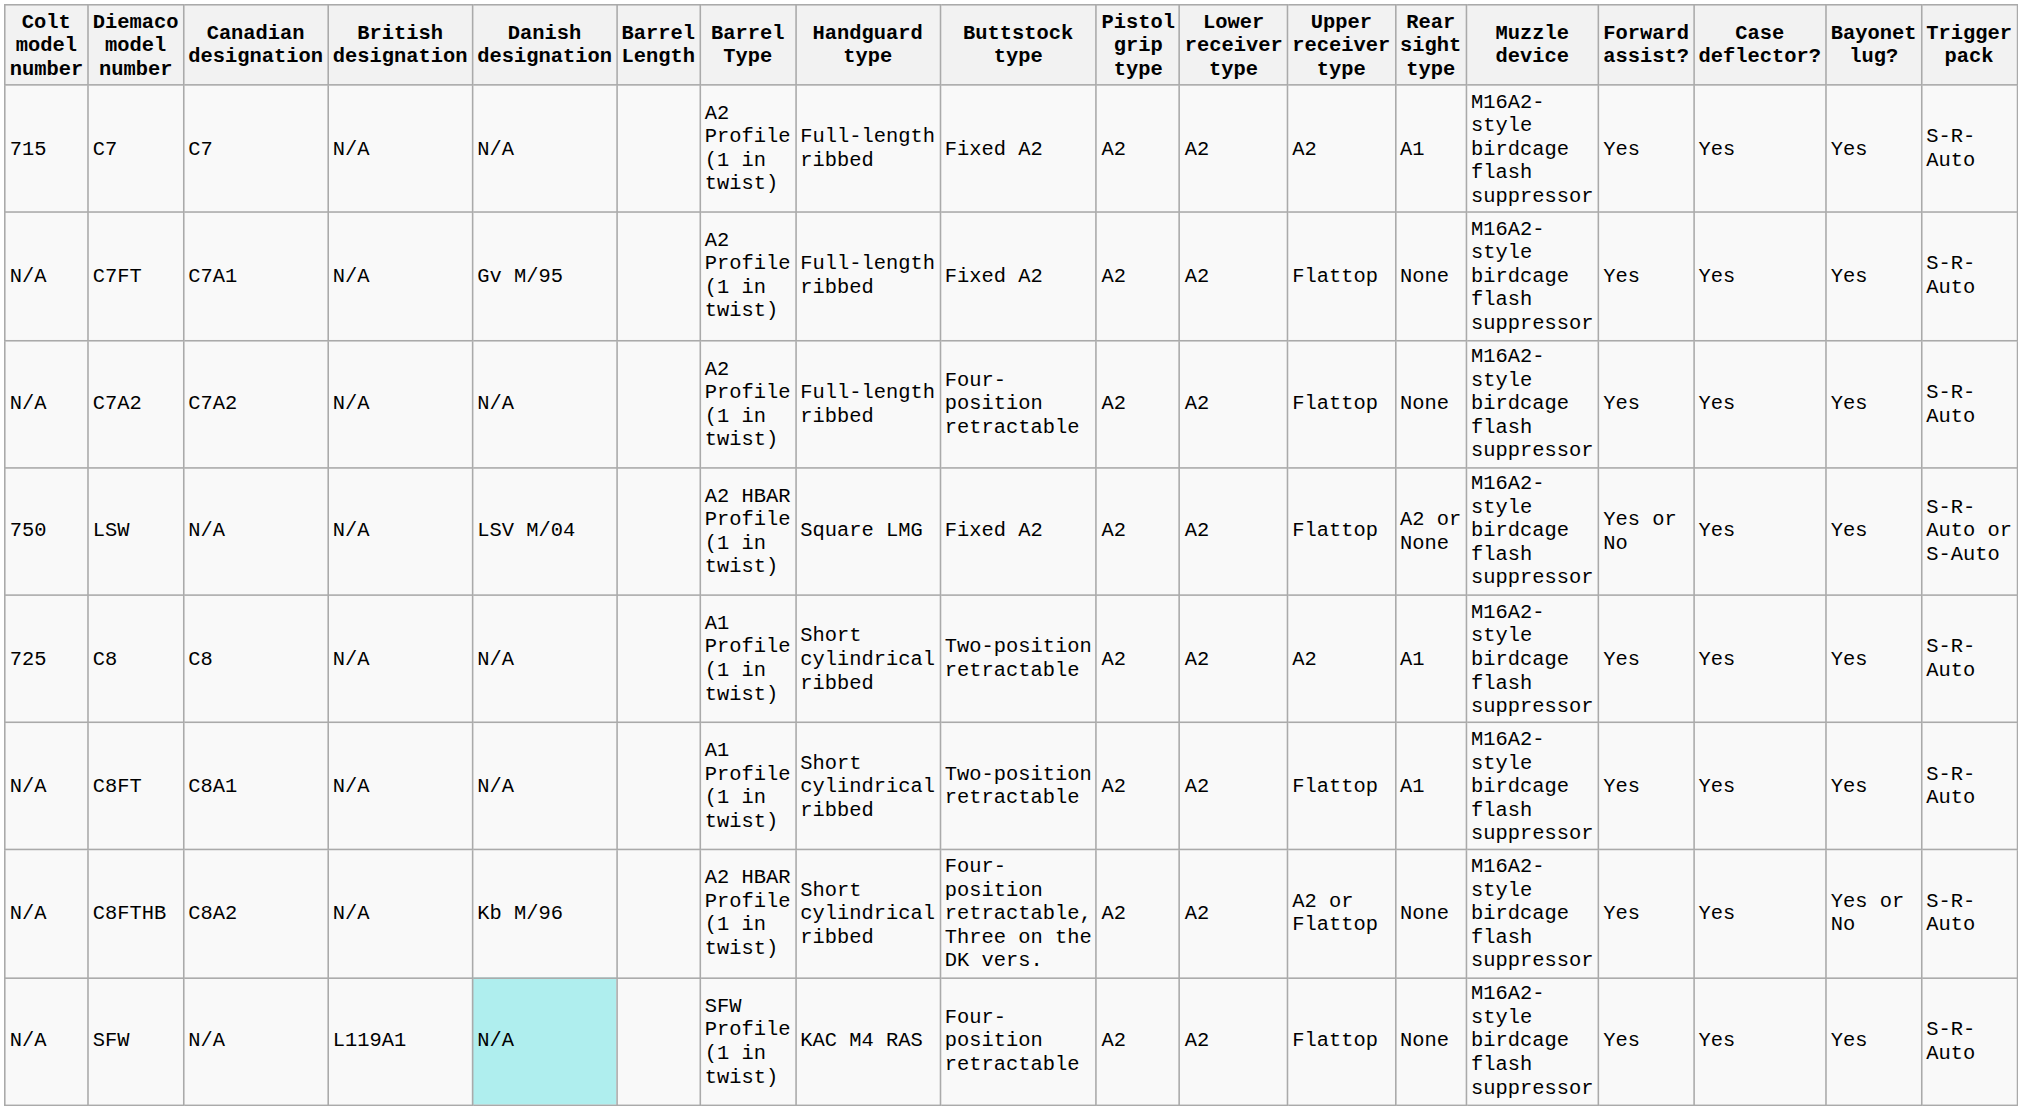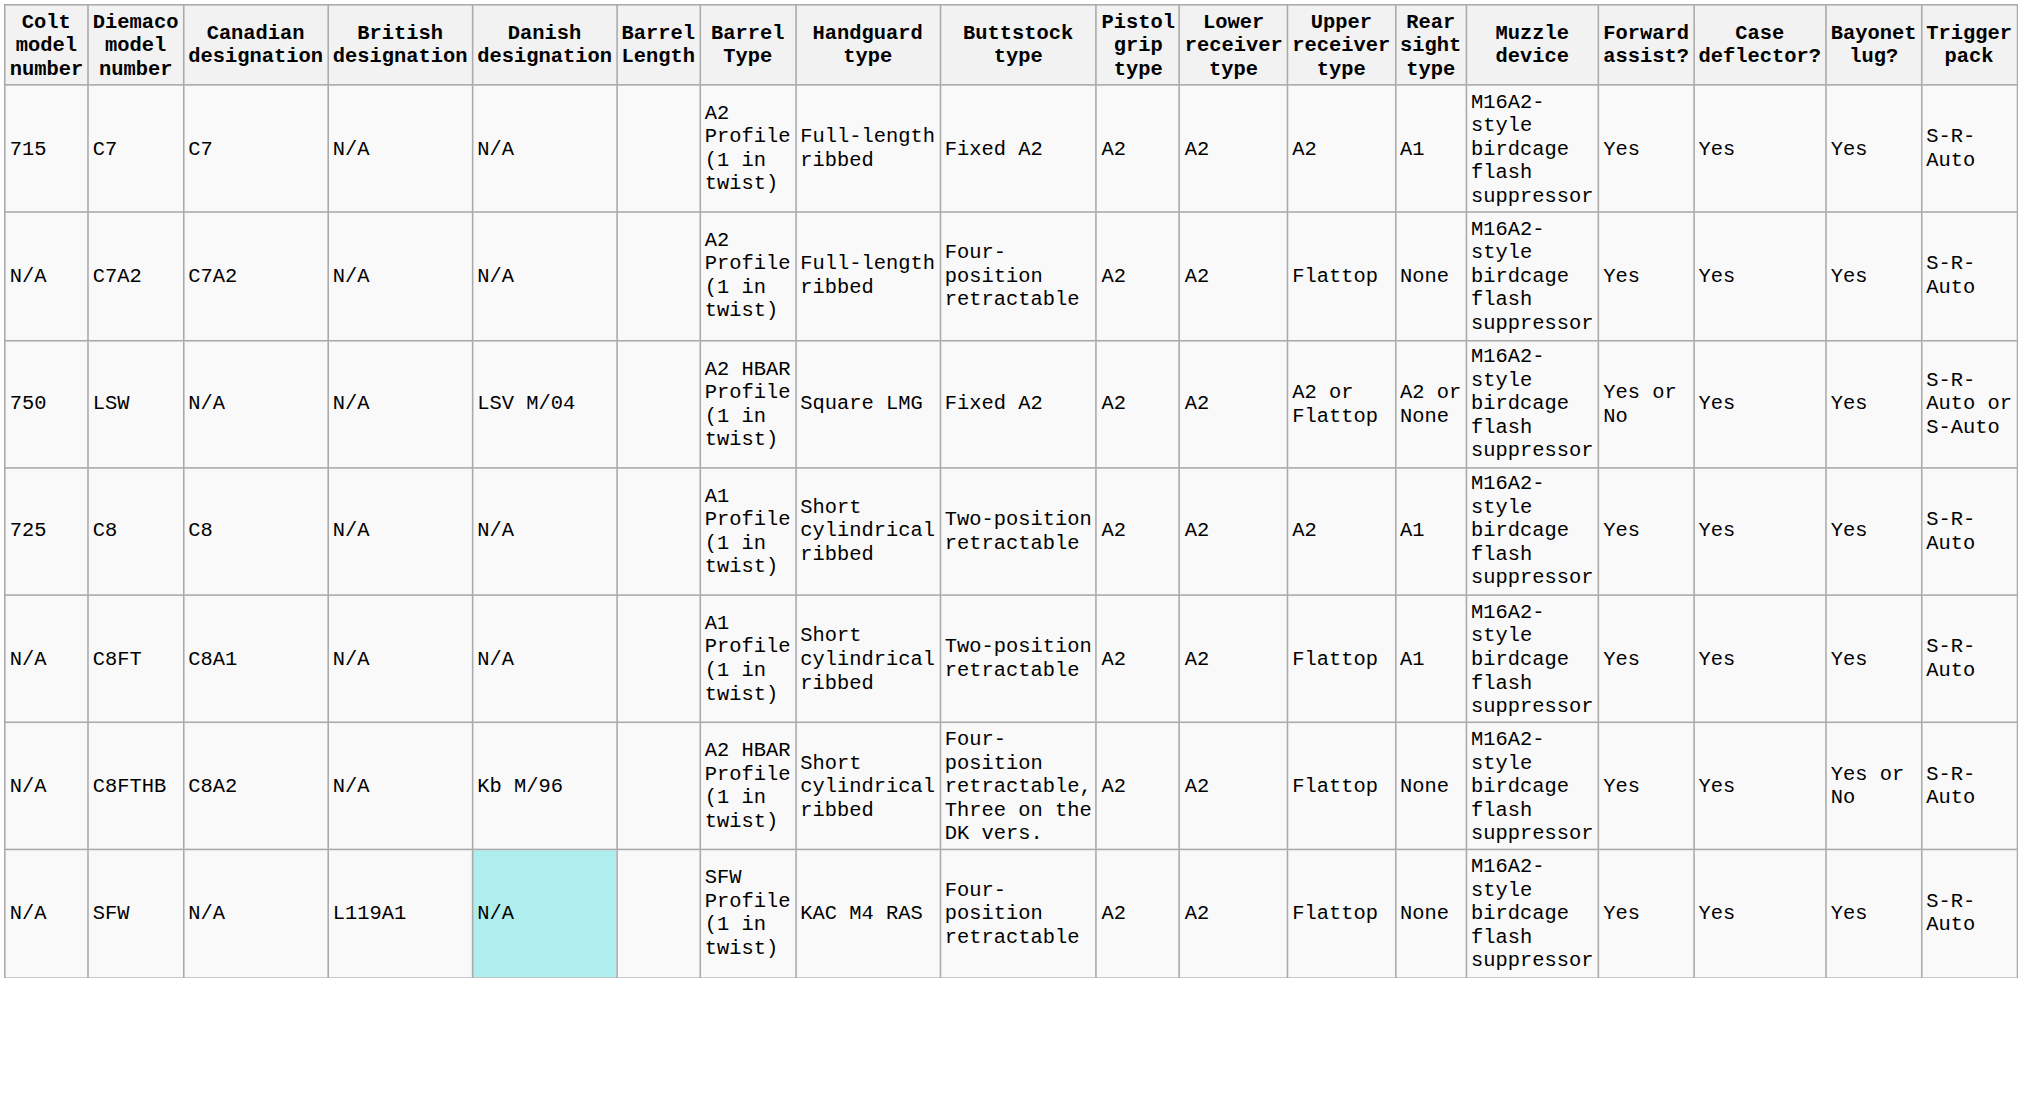- row: (117, 276)
(1335, 531) Flattop -> (1335, 404) A2 or Flattop
(1335, 914) A2 or Flattop -> (1335, 786) Flattop
